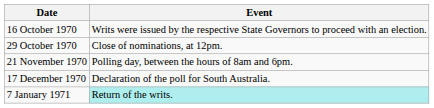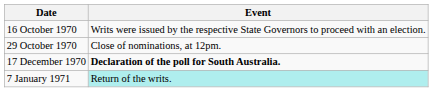- row: (47, 62)
(181, 78) normal -> (185, 62) bold
